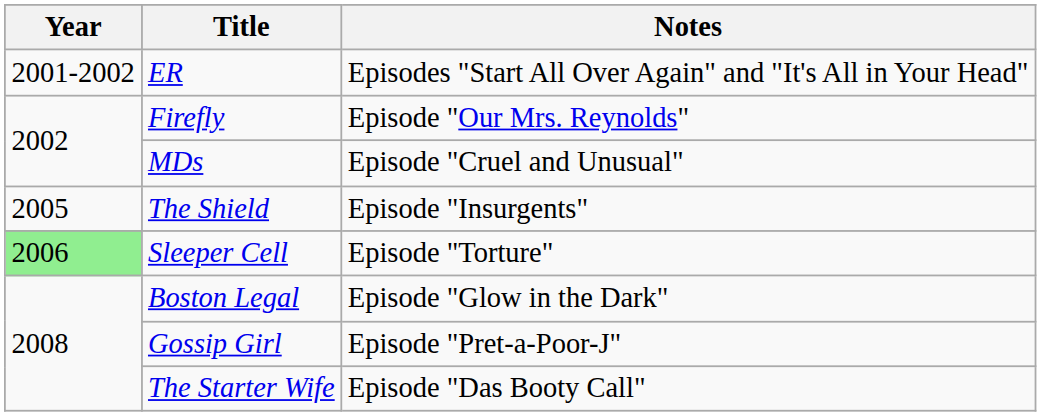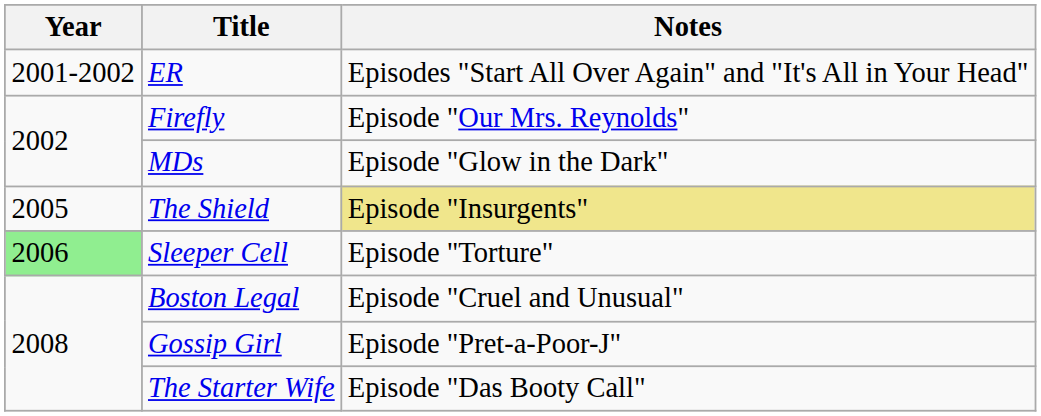(516, 162) Episode "Cruel and Unusual" -> (508, 162) Episode "Glow in the Dark"
(468, 207) no background -> (468, 207) khaki background
(508, 298) Episode "Glow in the Dark" -> (516, 298) Episode "Cruel and Unusual"
